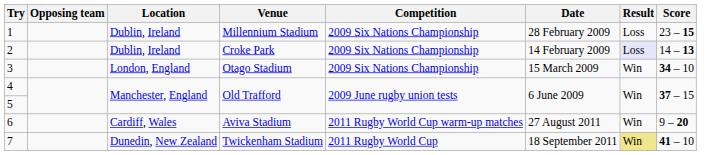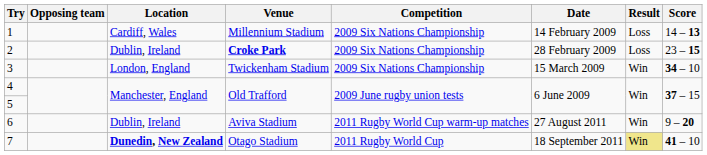(145, 31) Dublin, Ireland -> (143, 31) Cardiff, Wales
(569, 31) 28 February 2009 -> (575, 31) 14 February 2009
(677, 31) 23 – 15 -> (682, 31) 14 – 13
(248, 50) normal -> (257, 50) bold
(569, 50) 14 February 2009 -> (575, 50) 28 February 2009
(634, 50) lavender background -> (639, 50) no background
(677, 50) 14 – 13 -> (682, 50) 23 – 15
(257, 68) Otago Stadium -> (279, 68) Twickenham Stadium
(143, 123) Cardiff, Wales -> (145, 123) Dublin, Ireland
(164, 141) normal -> (166, 141) bold
(273, 141) Twickenham Stadium -> (263, 141) Otago Stadium
